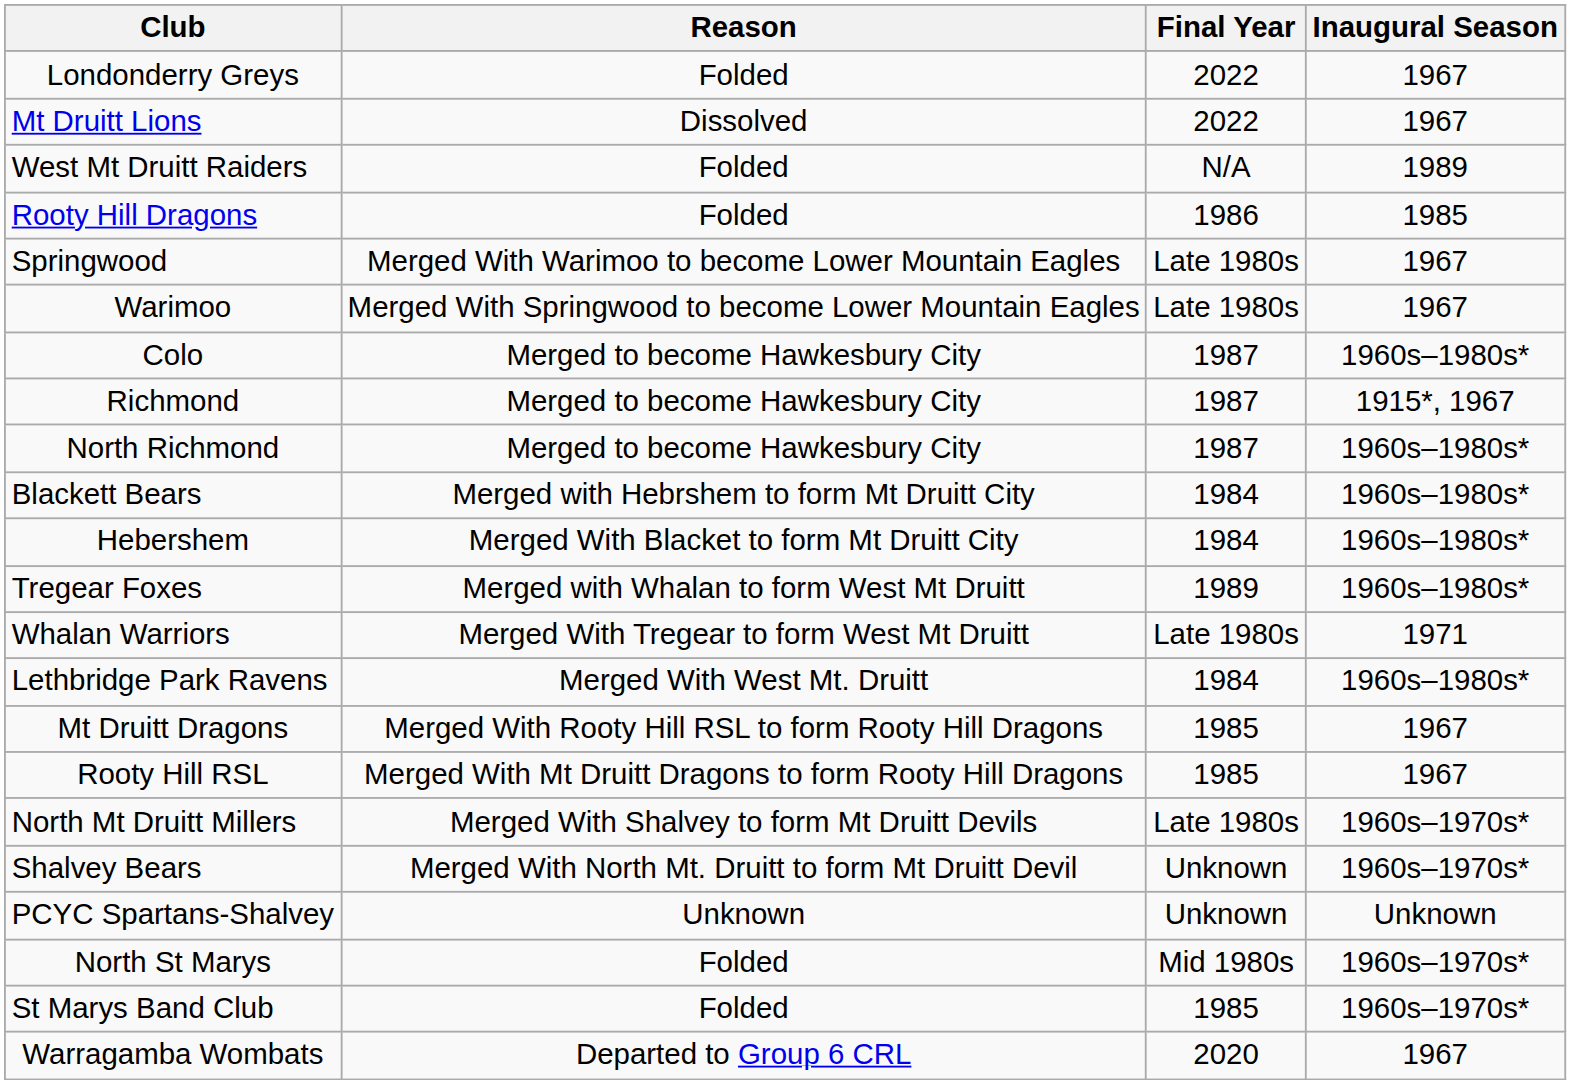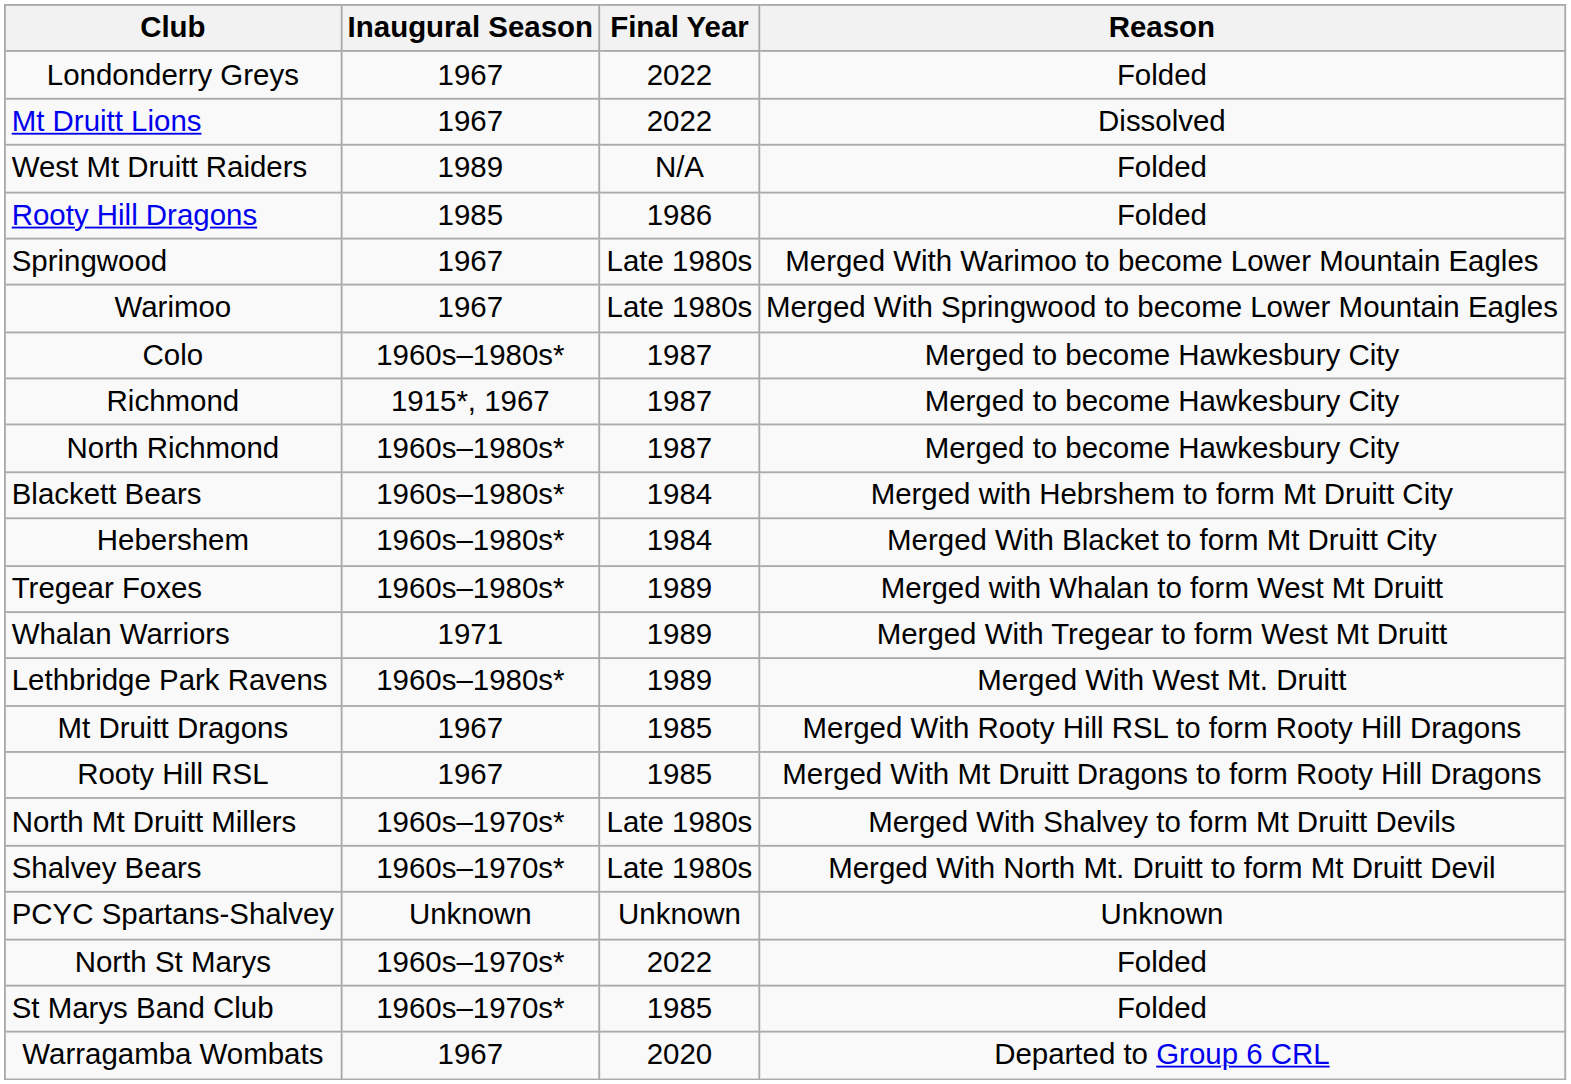columns swapped: (1435, 27) <-> (744, 27)
(1226, 634) Late 1980s -> (679, 634) 1989
(1226, 681) 1984 -> (679, 681) 1989
(1226, 868) Unknown -> (679, 868) Late 1980s
(1226, 961) Mid 1980s -> (679, 961) 2022
